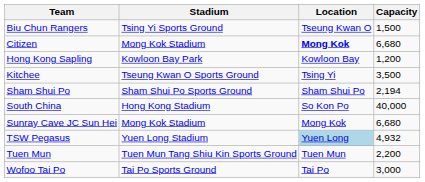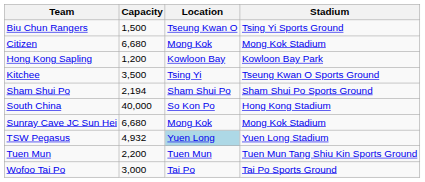columns swapped: (209, 12) <-> (397, 12)
(325, 43) bold -> (190, 43) normal
